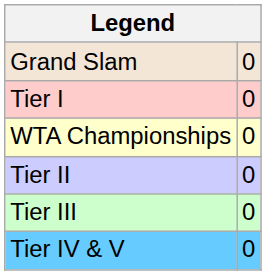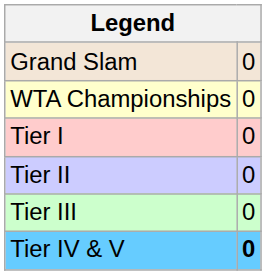rows swapped: (121, 136) <-> (37, 99)
(249, 250) normal -> (249, 250) bold
